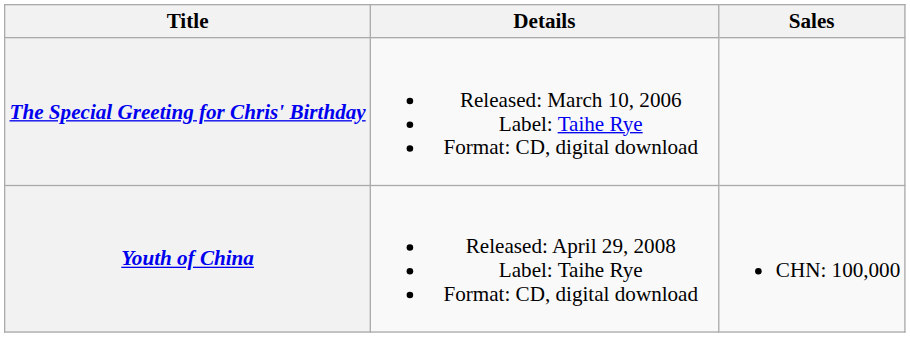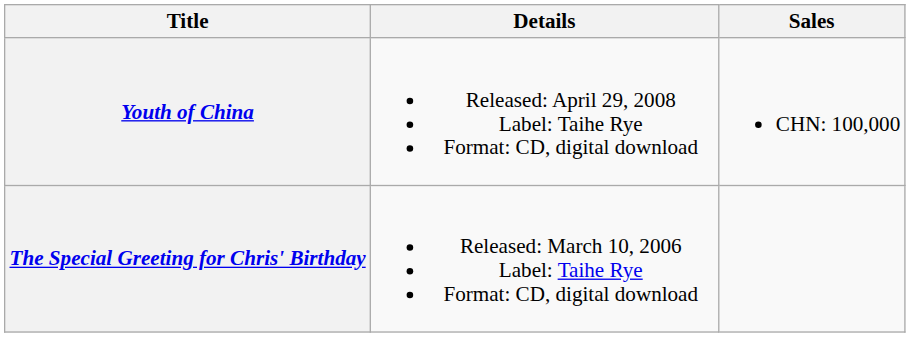rows swapped: (188, 111) <-> (188, 258)
